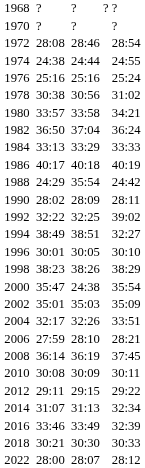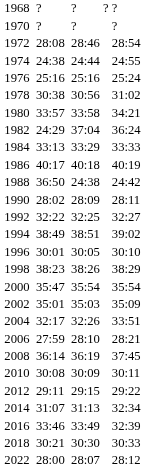(50, 130) 36:50 -> (50, 130) 24:29
(50, 182) 24:29 -> (50, 182) 36:50
(85, 182) 35:54 -> (85, 182) 24:38
(126, 217) 39:02 -> (126, 217) 32:27
(126, 234) 32:27 -> (126, 234) 39:02
(85, 286) 24:38 -> (85, 286) 35:54
